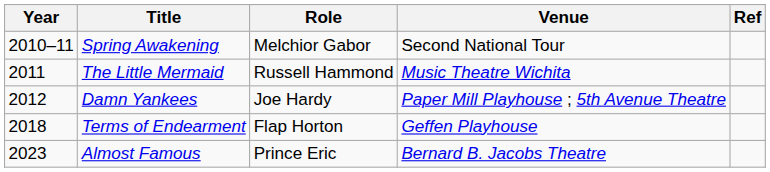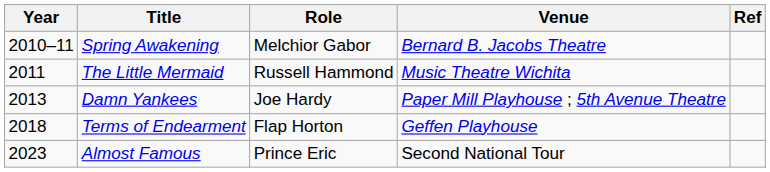(483, 45) Second National Tour -> (504, 45) Bernard B. Jacobs Theatre
(28, 99) 2012 -> (28, 99) 2013
(504, 153) Bernard B. Jacobs Theatre -> (483, 153) Second National Tour
